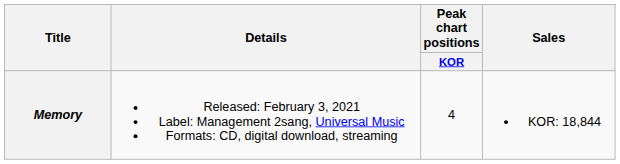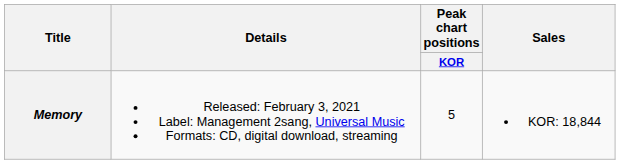(452, 114) 4 -> (452, 114) 5
